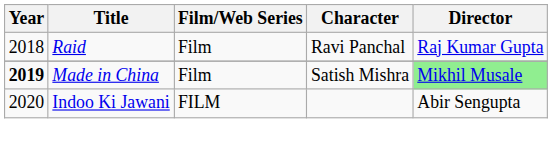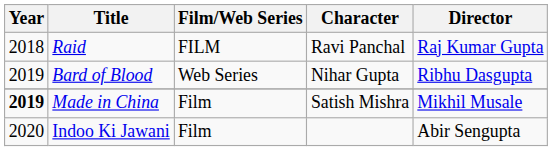(195, 46) Film -> (199, 46) FILM
+ row: (102, 74)
(470, 74) lightgreen background -> (470, 103) no background
(199, 103) FILM -> (195, 131) Film
